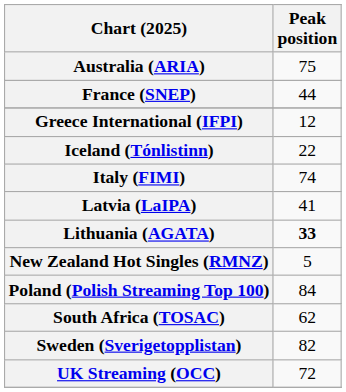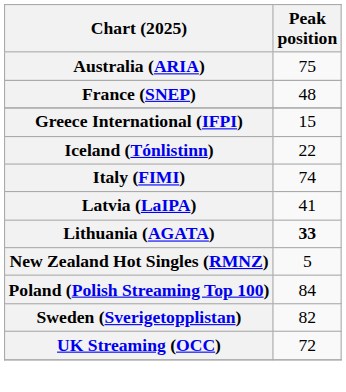(307, 94) 44 -> (307, 94) 48
(307, 121) 12 -> (307, 121) 15
- row: (139, 317)
